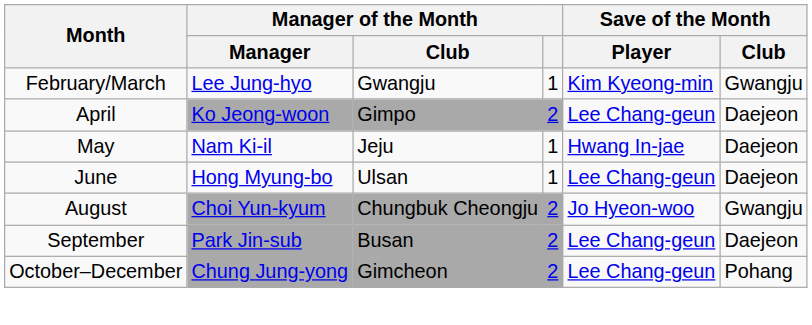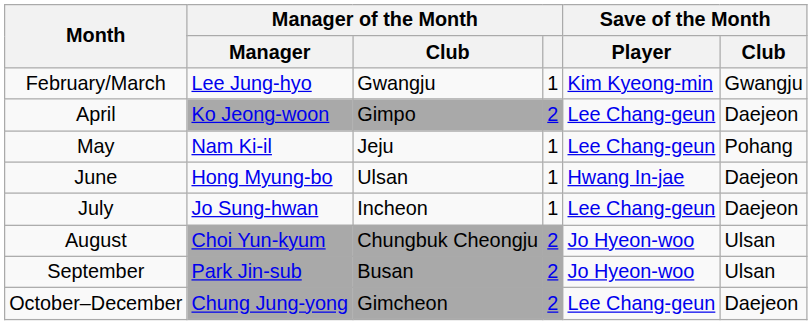(626, 146) Hwang In-jae -> (641, 146) Lee Chang-geun
(761, 146) Daejeon -> (759, 146) Pohang
(641, 177) Lee Chang-geun -> (626, 177) Hwang In-jae
+ row: (96, 209)
(764, 209) Gwangju -> (750, 240) Ulsan
(641, 240) Lee Chang-geun -> (631, 271) Jo Hyeon-woo
(761, 240) Daejeon -> (750, 271) Ulsan
(759, 271) Pohang -> (761, 303) Daejeon
